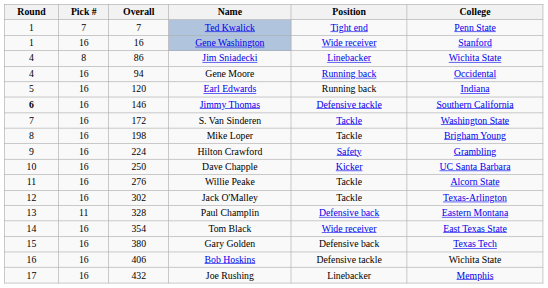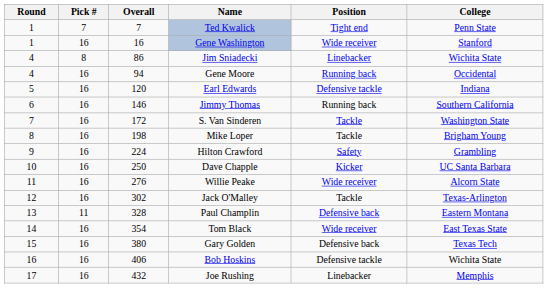(349, 89) Running back -> (349, 89) Defensive tackle
(31, 105) bold -> (31, 105) normal
(349, 105) Defensive tackle -> (349, 105) Running back
(349, 182) Tackle -> (349, 182) Wide receiver
